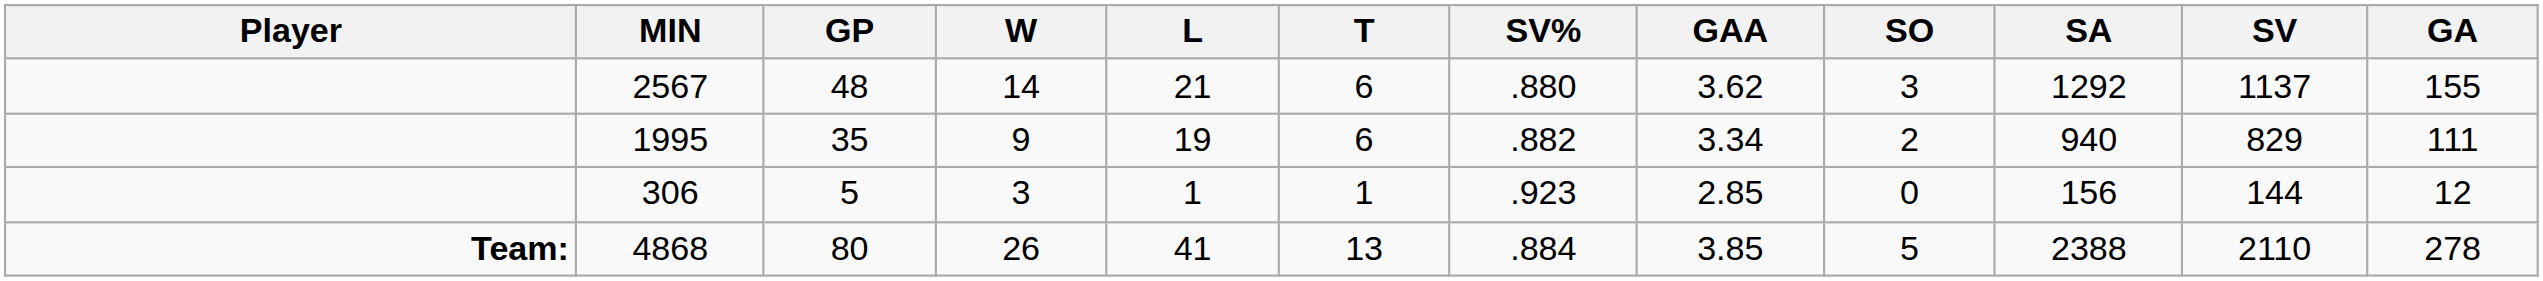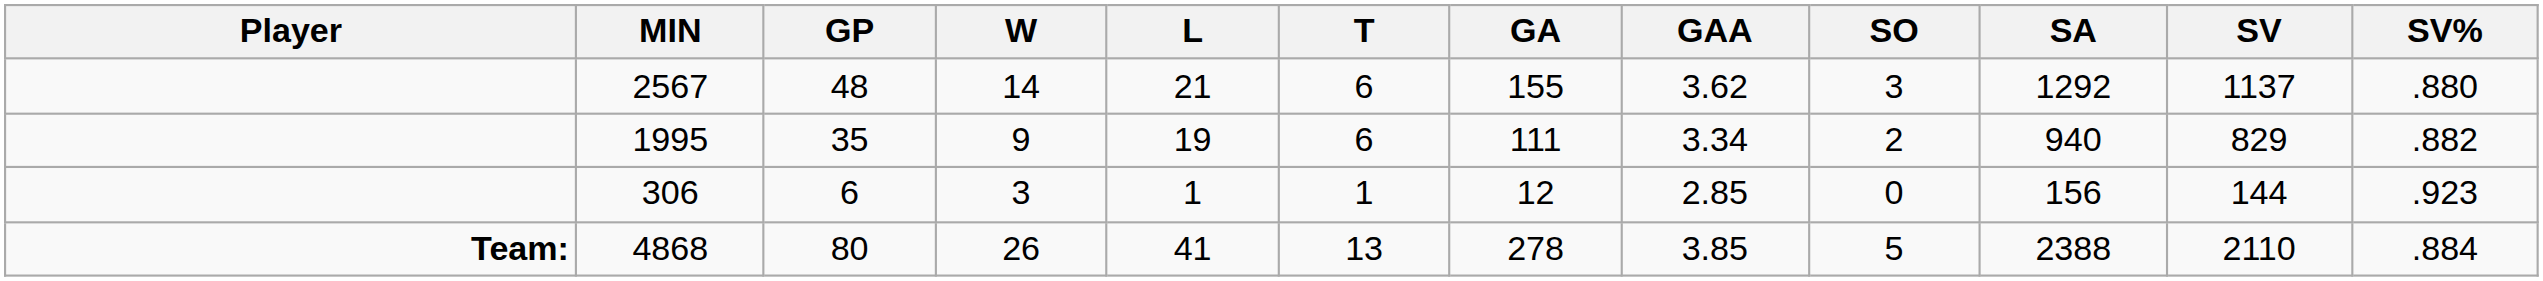columns swapped: (2453, 31) <-> (1543, 31)
(850, 193) 5 -> (850, 193) 6
